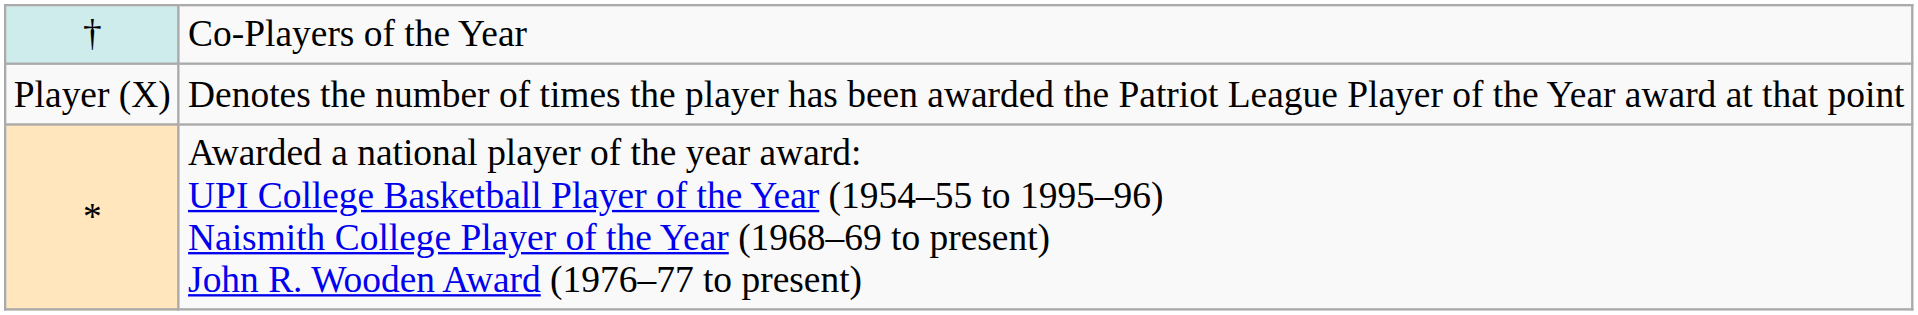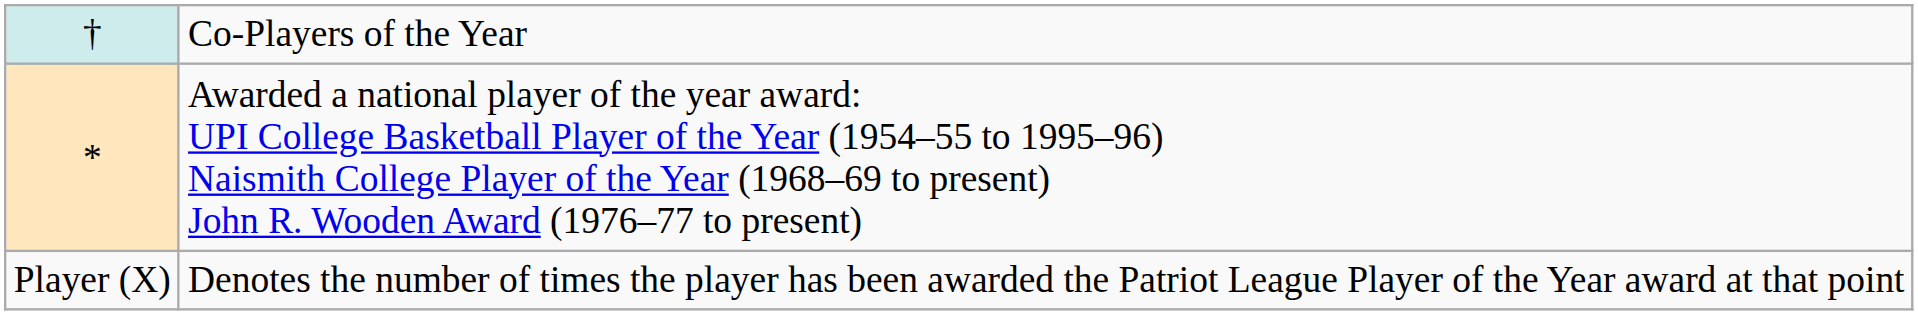rows swapped: (92, 216) <-> (92, 93)
